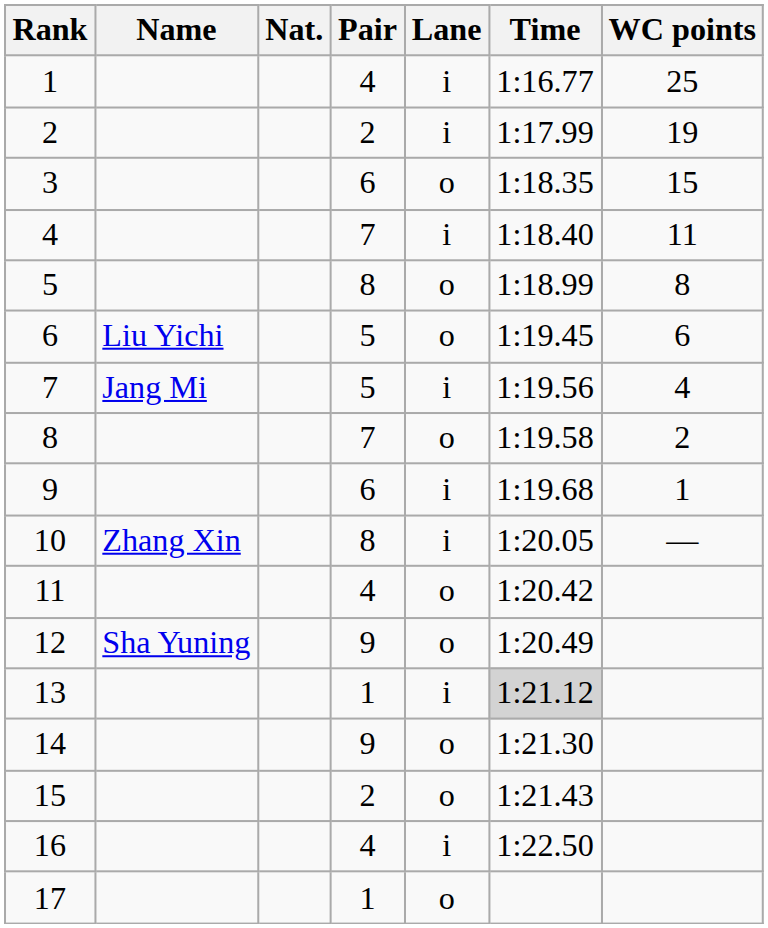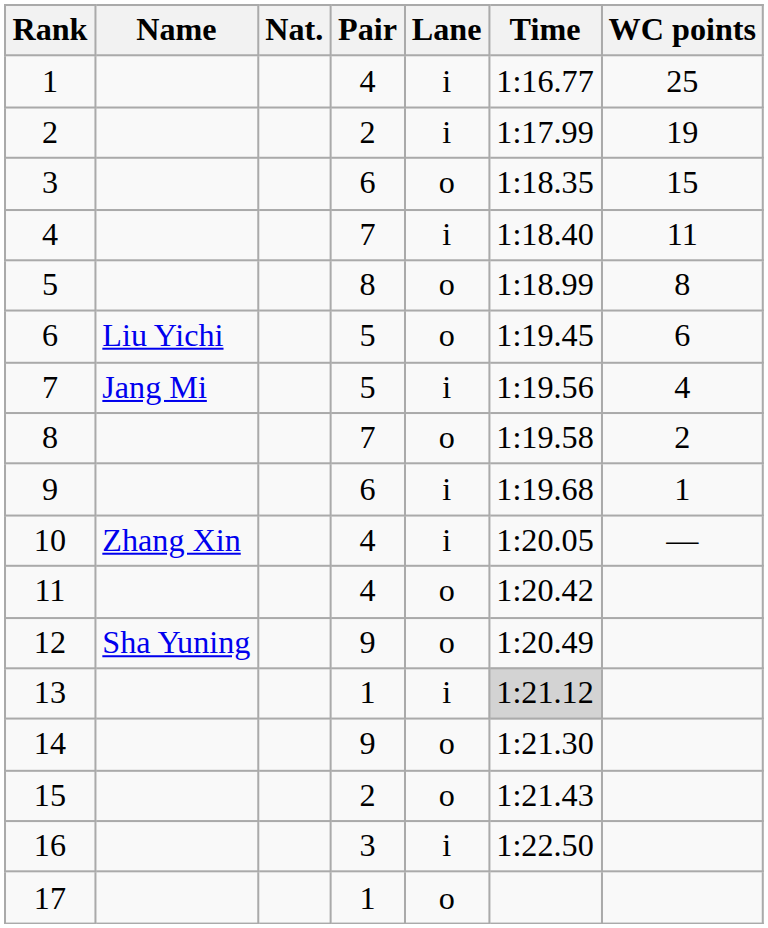(368, 540) 8 -> (368, 540) 4
(368, 846) 4 -> (368, 846) 3
